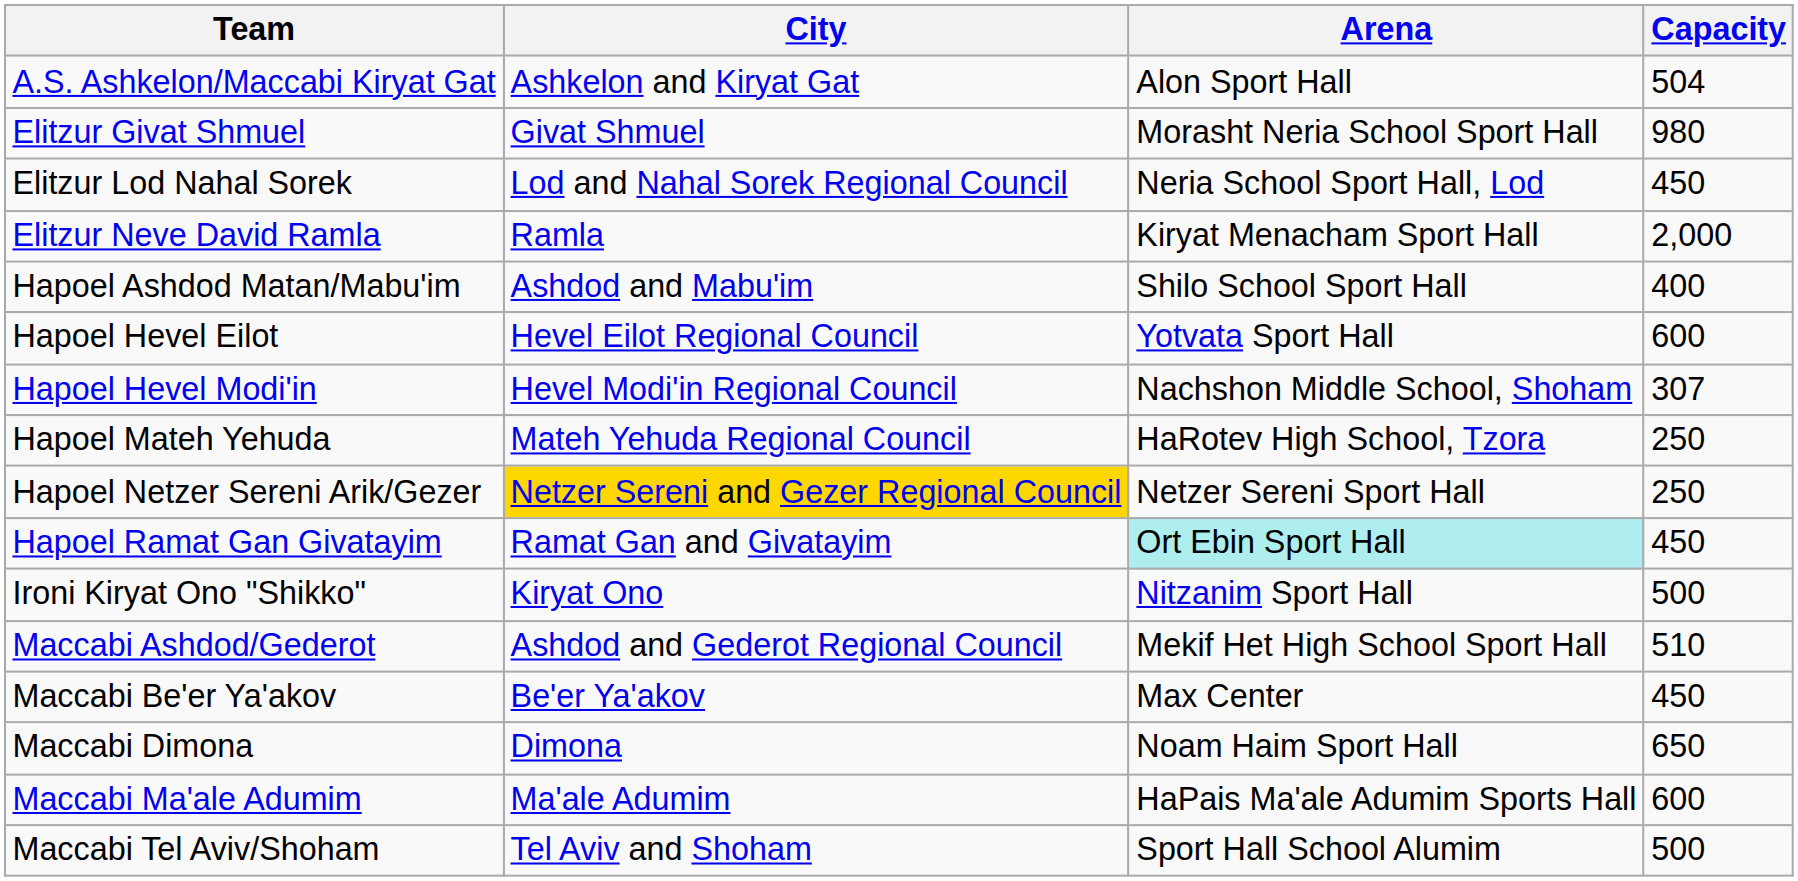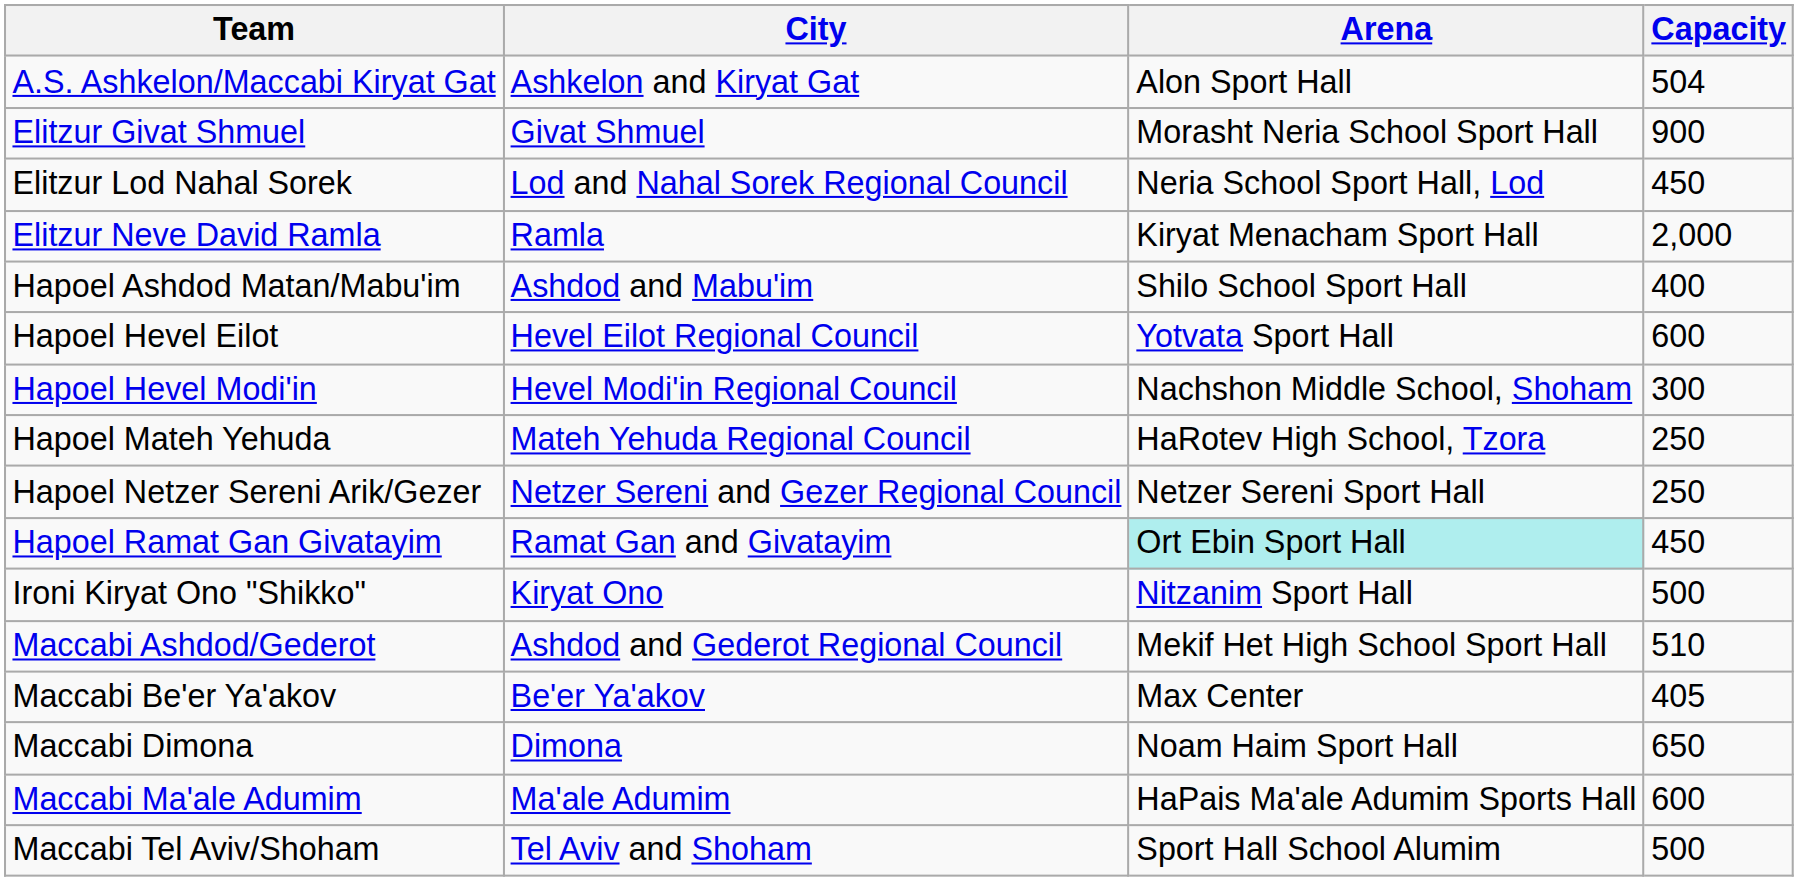(1678, 132) 980 -> (1678, 132) 900
(1678, 388) 307 -> (1678, 388) 300
(816, 491) gold background -> (816, 491) no background
(1678, 696) 450 -> (1678, 696) 405
